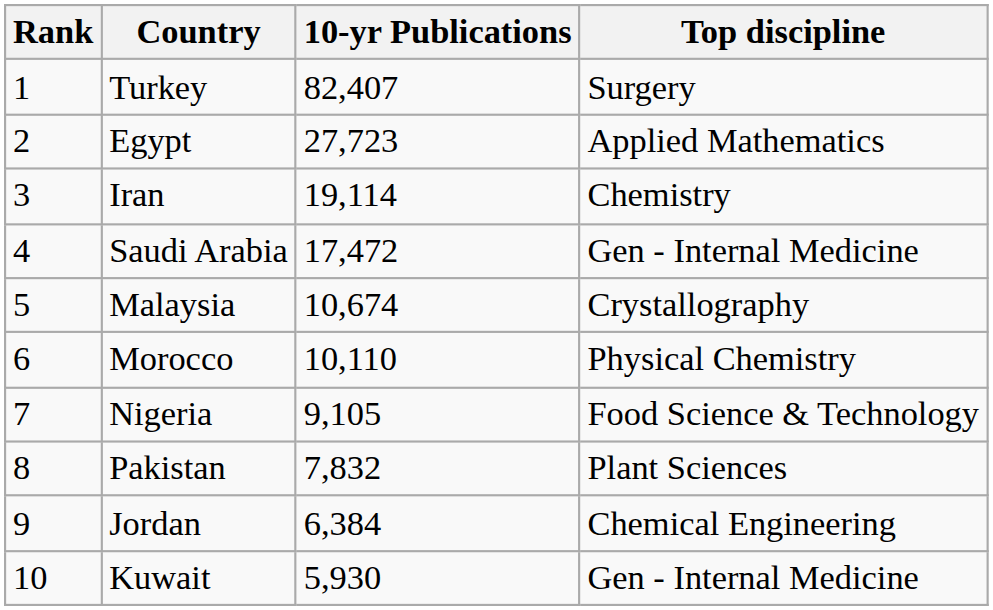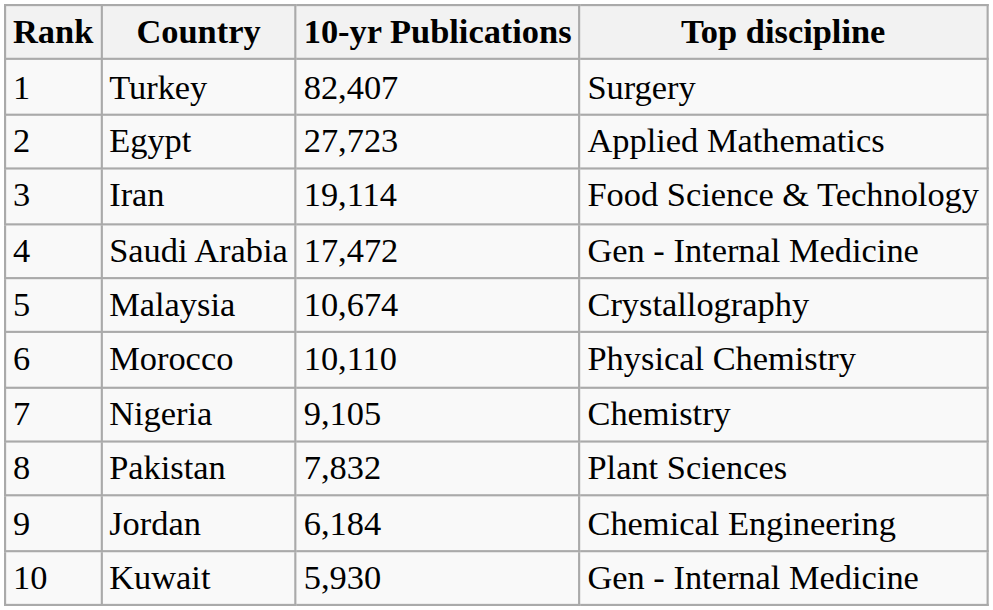(659, 195) Chemistry -> (783, 195) Food Science & Technology
(783, 413) Food Science & Technology -> (659, 413) Chemistry
(342, 522) 6,384 -> (342, 522) 6,184
